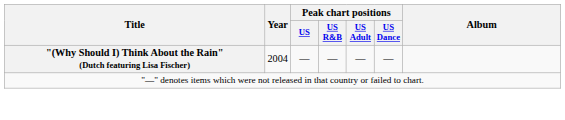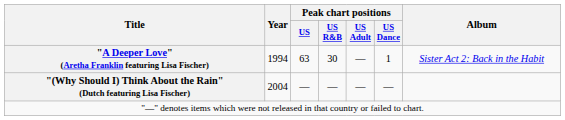+ row: (135, 59)
